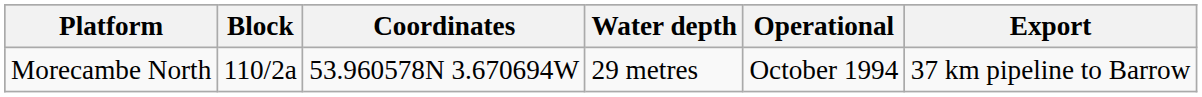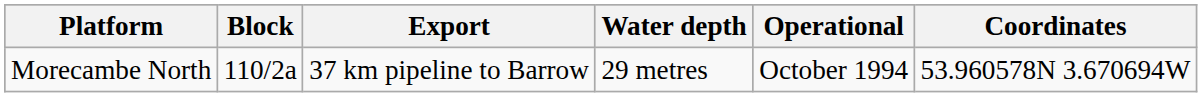columns swapped: (444, 26) <-> (1051, 26)
